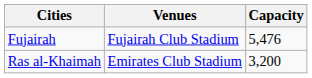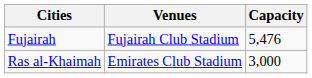(265, 61) 3,200 -> (265, 61) 3,000
